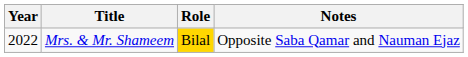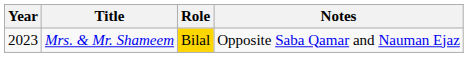(23, 40) 2022 -> (23, 40) 2023
